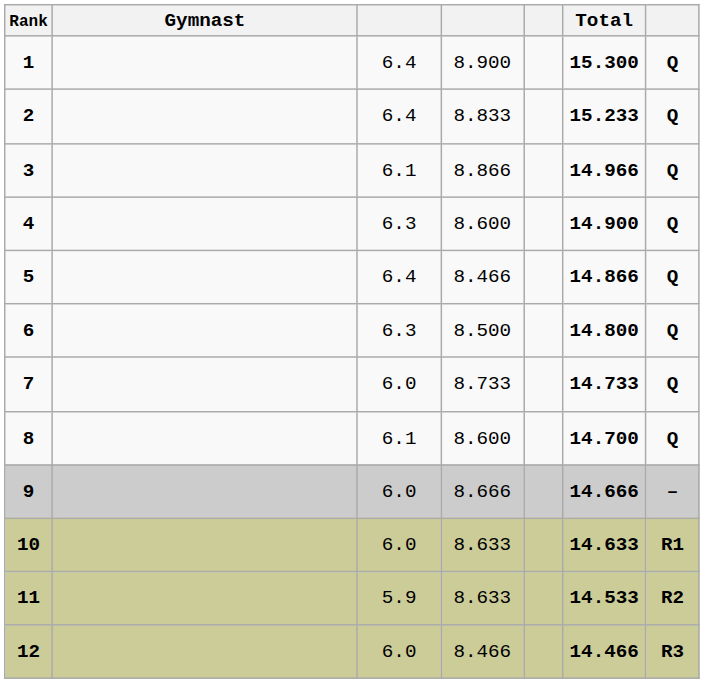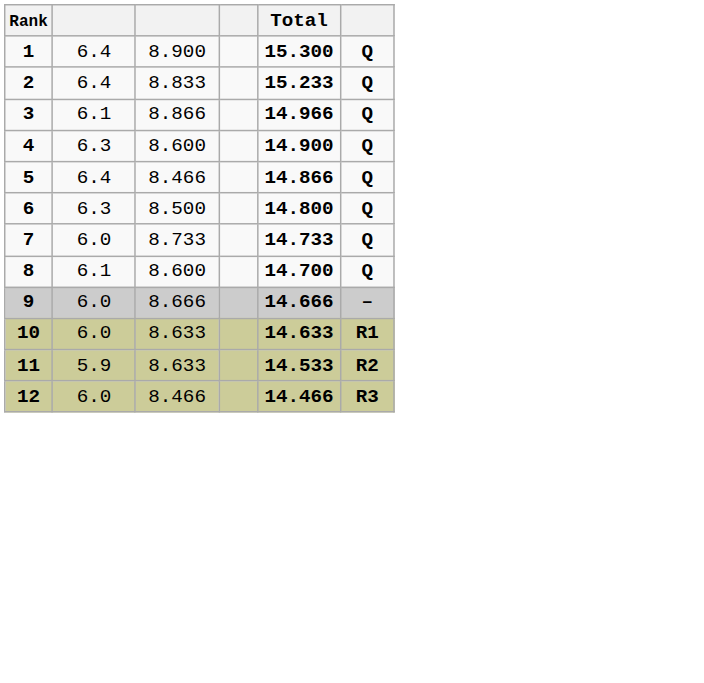- column: (205, 20)
